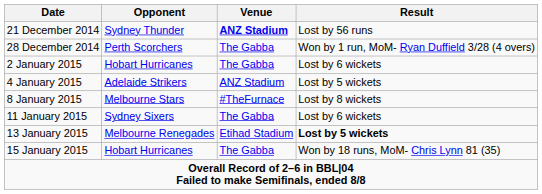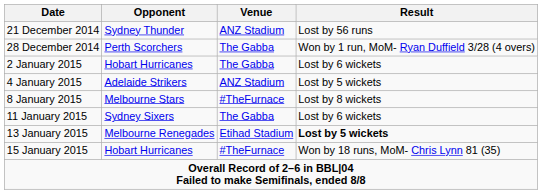(254, 30) bold -> (252, 30) normal
(247, 151) The Gabba -> (252, 151) #TheFurnace
